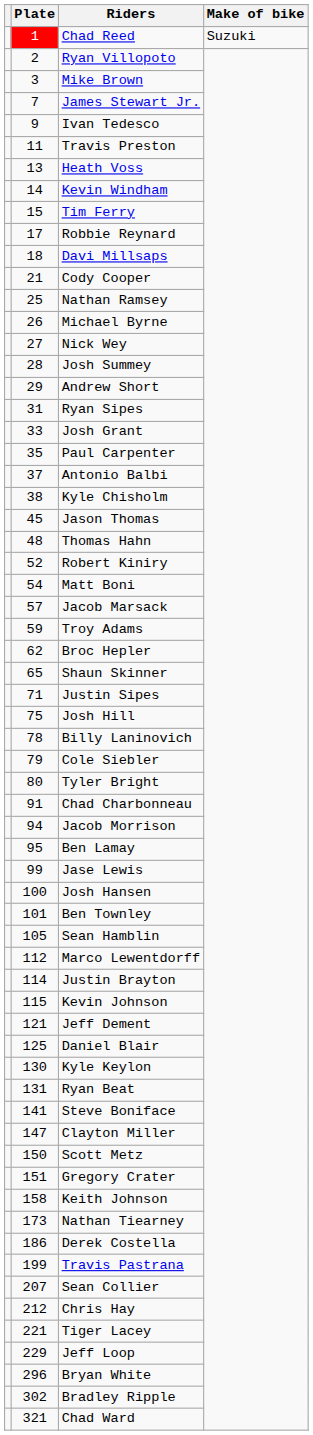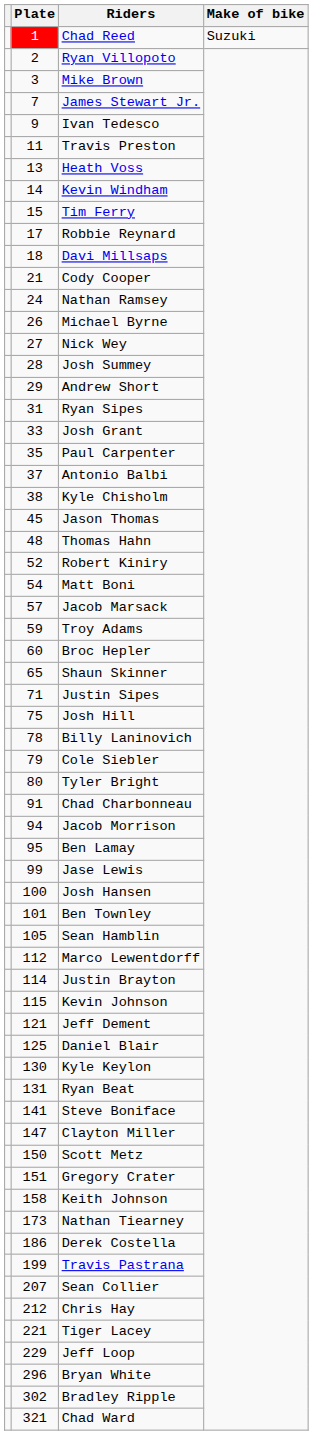(35, 301) 25 -> (35, 301) 24
(35, 652) 62 -> (35, 652) 60
